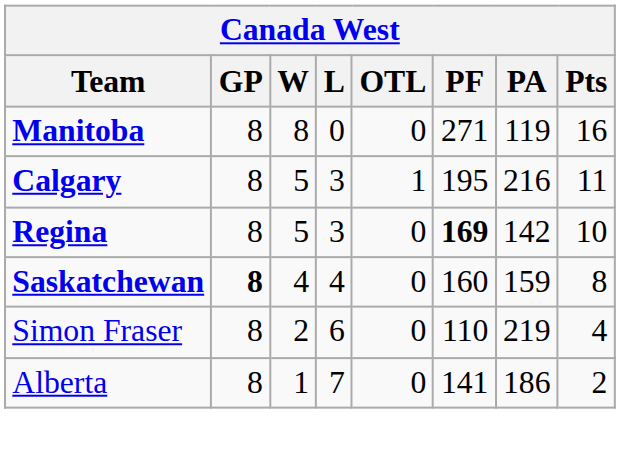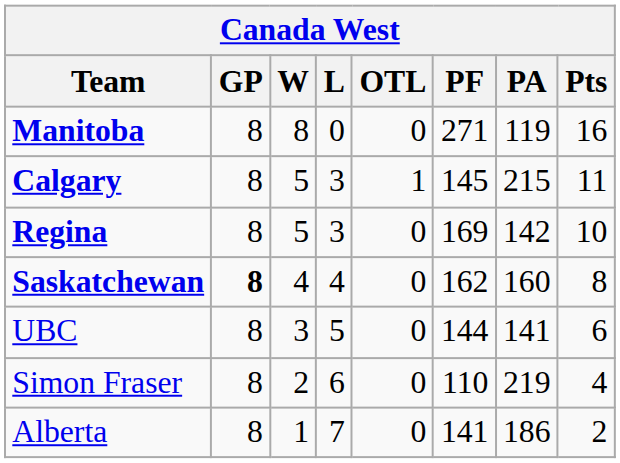(465, 181) 195 -> (465, 181) 145
(527, 181) 216 -> (527, 181) 215
(465, 231) bold -> (465, 231) normal
(465, 281) 160 -> (465, 281) 162
(527, 281) 159 -> (527, 281) 160
+ row: (45, 331)
